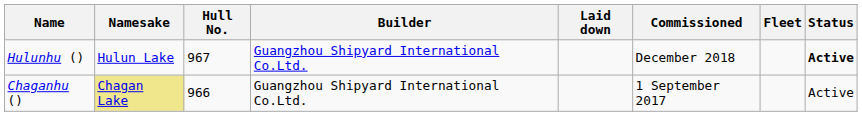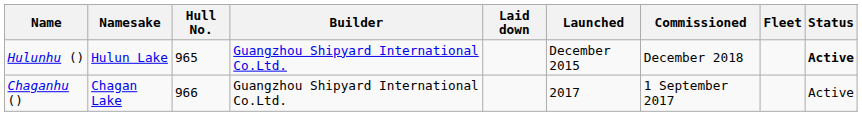+ column: (593, 22)
(199, 58) 967 -> (186, 58) 965
(120, 93) khaki background -> (114, 93) no background
